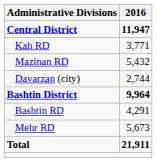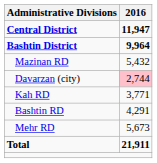rows swapped: (32, 45) <-> (42, 95)
(138, 78) no background -> (138, 78) pink background
